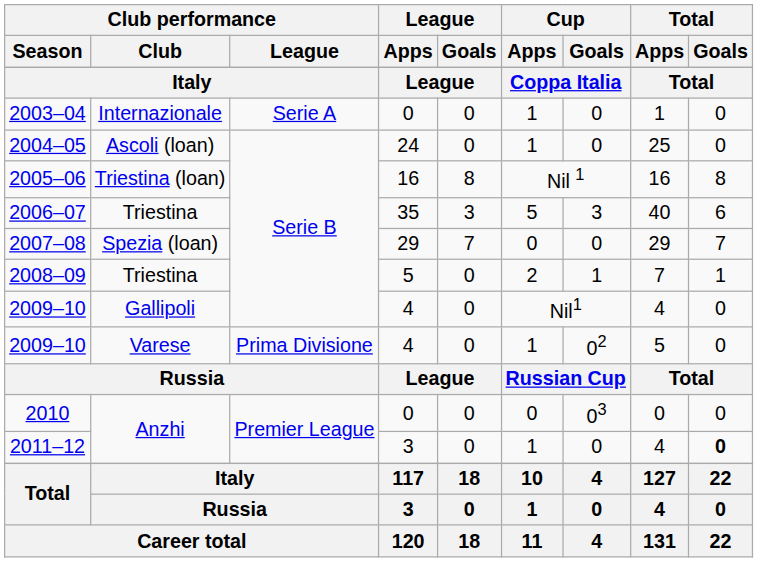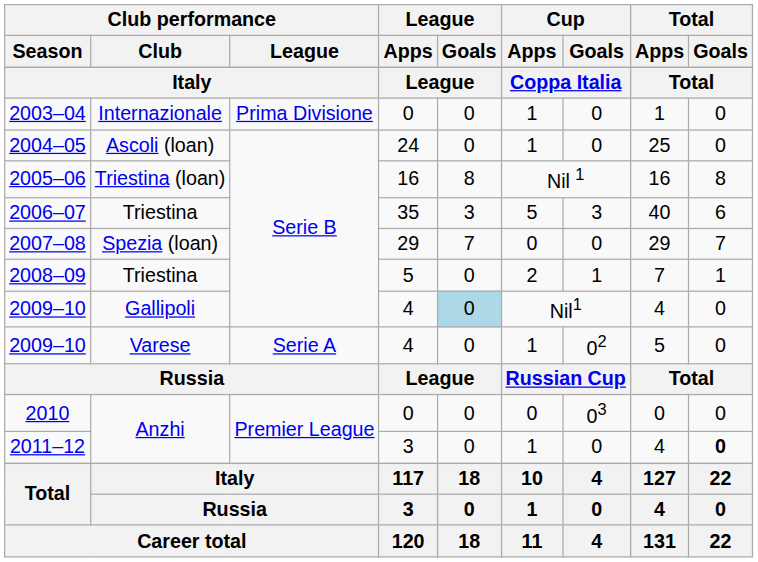(304, 113) Serie A -> (304, 113) Prima Divisione
(469, 308) no background -> (469, 308) lightblue background
(304, 345) Prima Divisione -> (304, 345) Serie A
